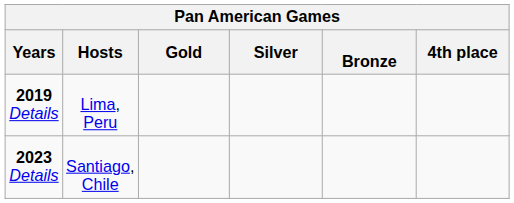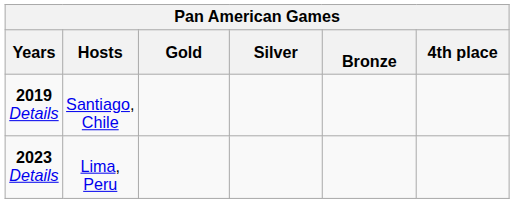(100, 114) Lima, Peru -> (100, 114) Santiago, Chile
(100, 176) Santiago, Chile -> (100, 176) Lima, Peru
